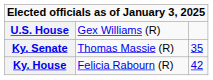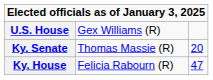(197, 48) 35 -> (197, 48) 20
(197, 65) 42 -> (197, 65) 47
